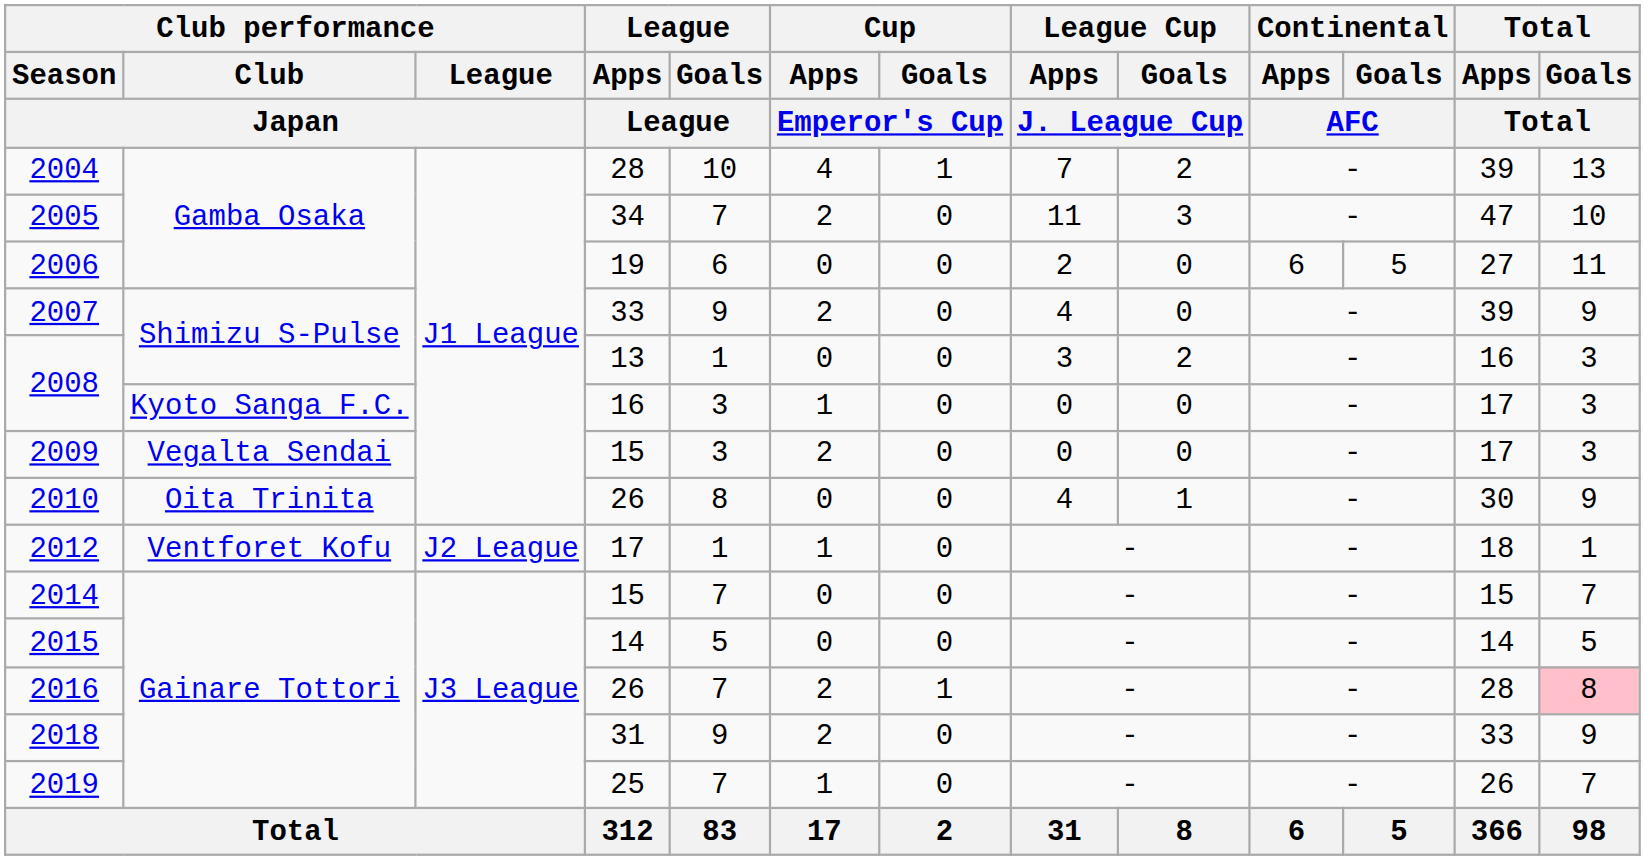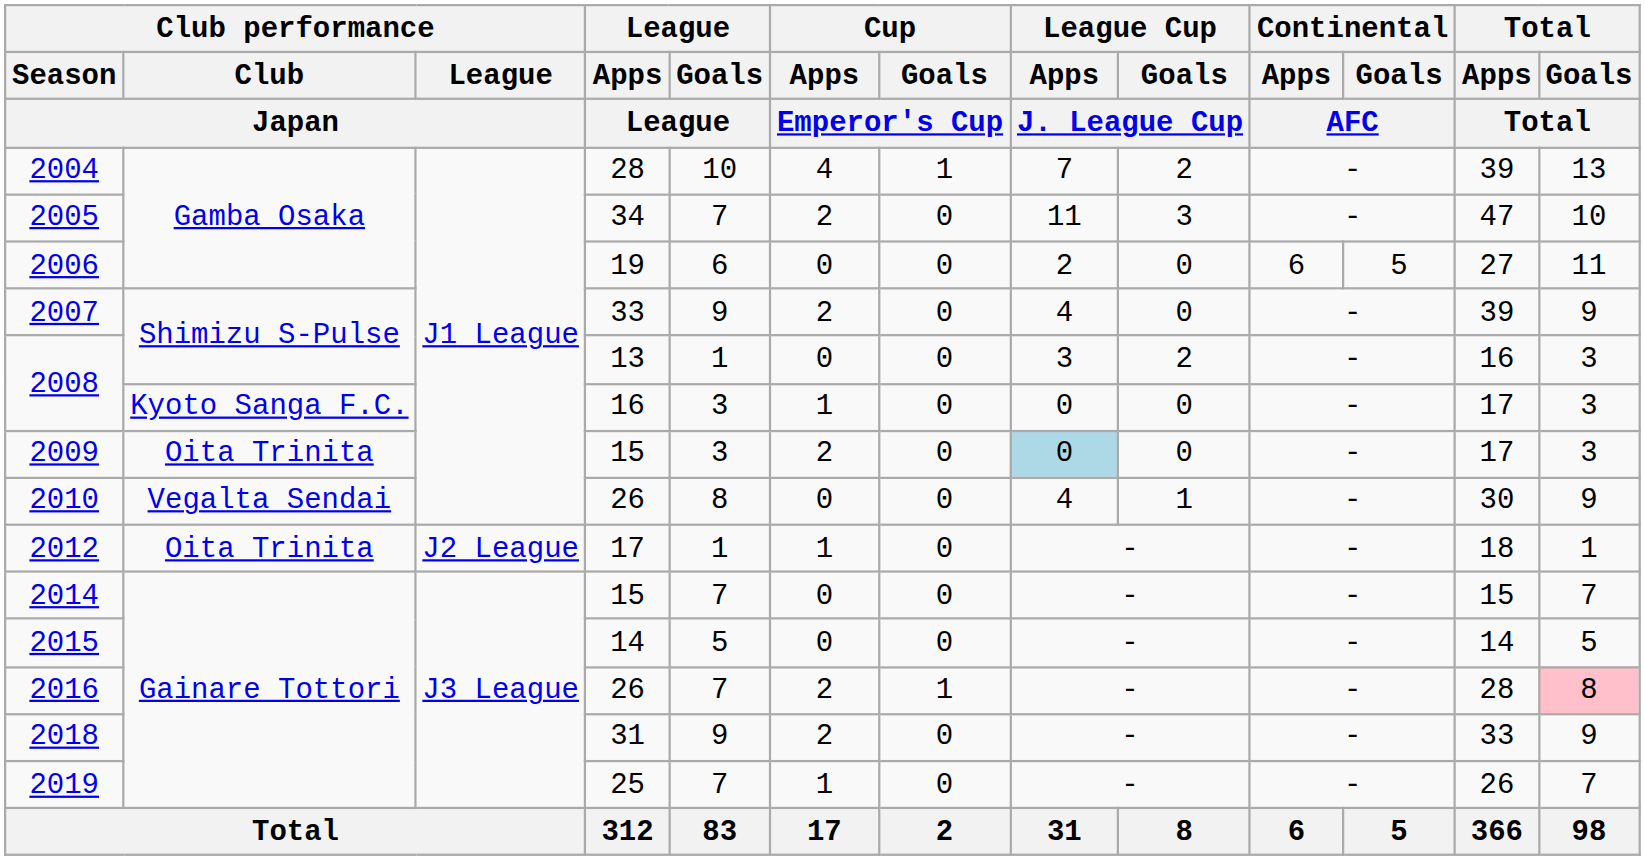(269, 454) Vegalta Sendai -> (269, 454) Oita Trinita
(1064, 454) no background -> (1064, 454) lightblue background
(269, 501) Oita Trinita -> (269, 501) Vegalta Sendai
(269, 548) Ventforet Kofu -> (269, 548) Oita Trinita
